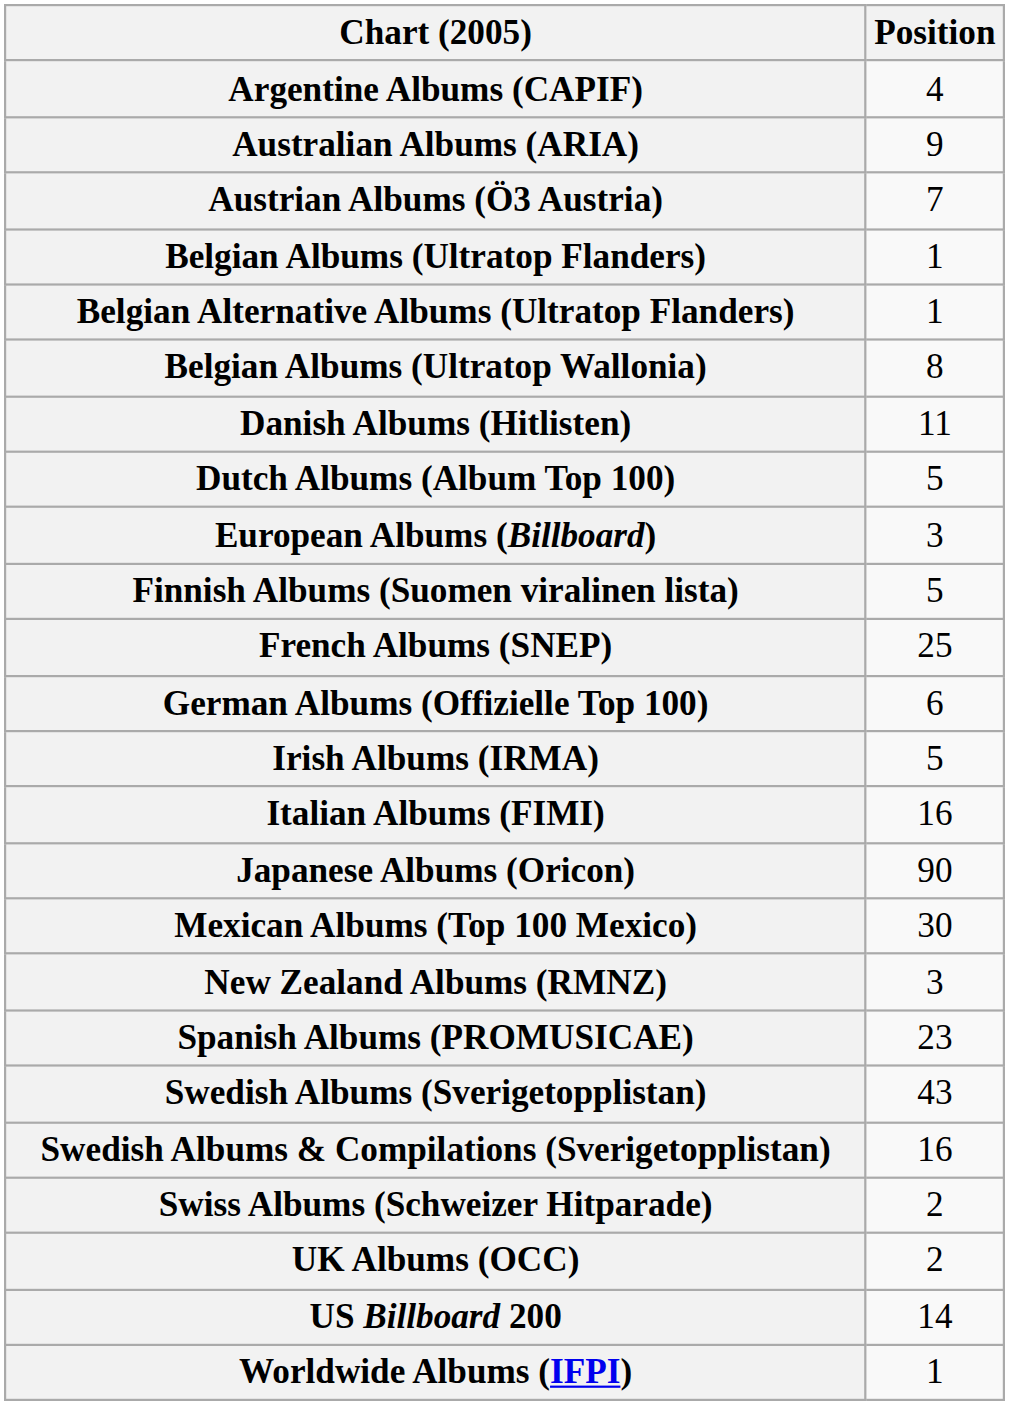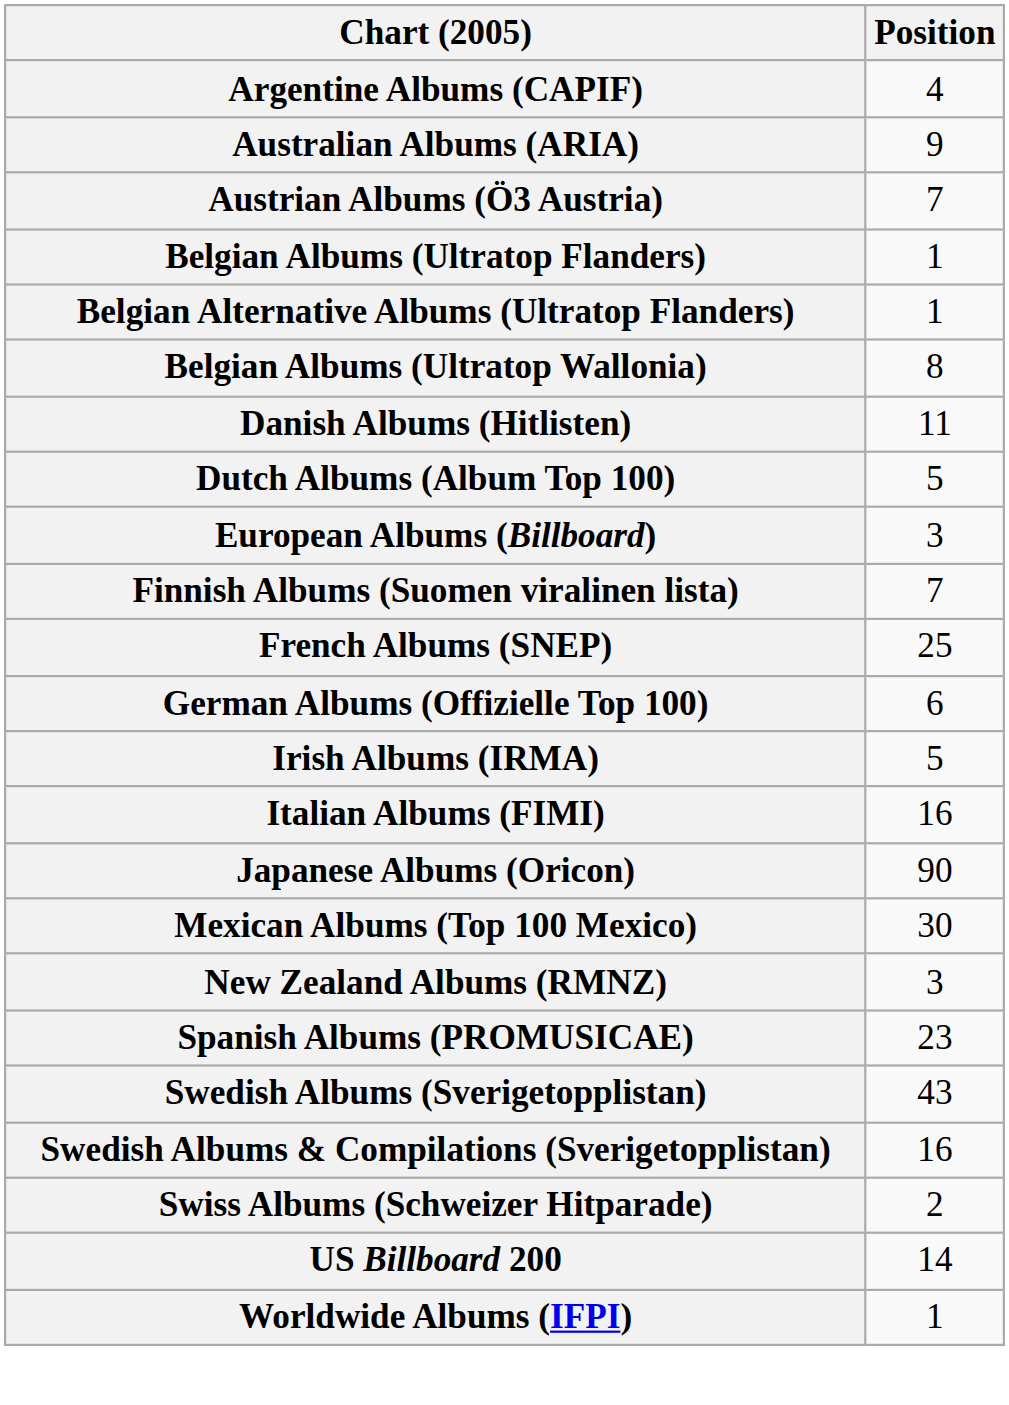(935, 590) 5 -> (935, 590) 7
- row: (436, 1260)
